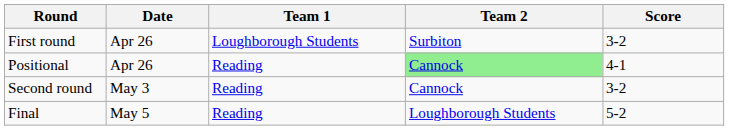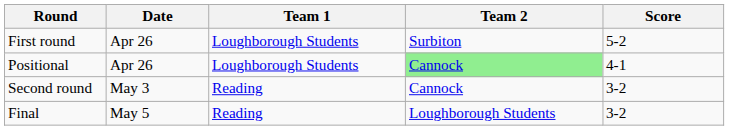(616, 40) 3-2 -> (616, 40) 5-2
(237, 64) Reading -> (285, 64) Loughborough Students
(616, 112) 5-2 -> (616, 112) 3-2
